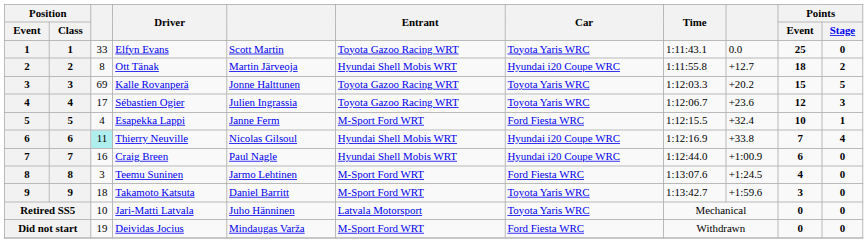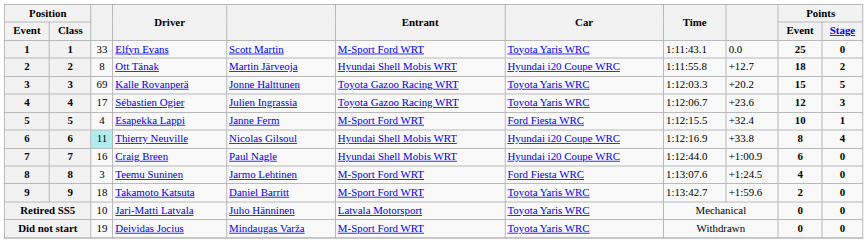(398, 48) Toyota Gazoo Racing WRT -> (381, 48) M-Sport Ford WRT
(800, 138) 7 -> (800, 138) 8
(800, 192) 3 -> (800, 192) 2
(546, 228) Ford Fiesta WRC -> (549, 228) Toyota Yaris WRC
